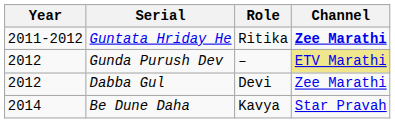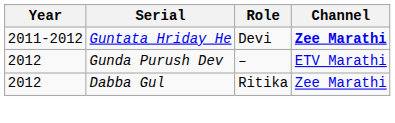(263, 39) Ritika -> (255, 39) Devi
(341, 61) khaki background -> (341, 61) no background
(255, 84) Devi -> (263, 84) Ritika
- row: (140, 107)
